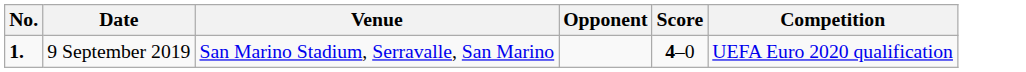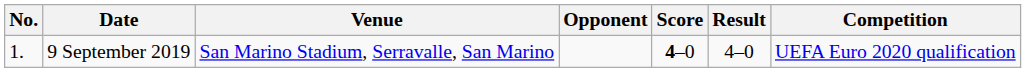+ column: (739, 20)
(17, 51) bold -> (17, 51) normal
